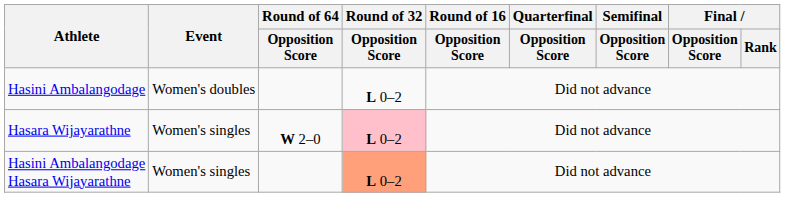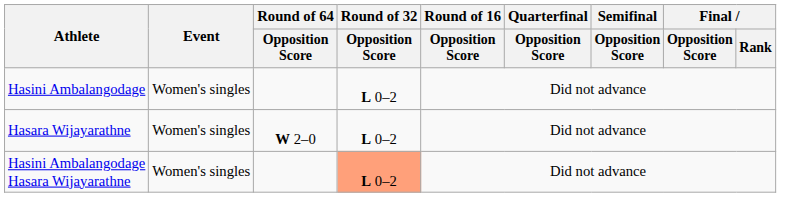(204, 89) Women's doubles -> (201, 89) Women's singles
(384, 139) pink background -> (379, 139) no background
